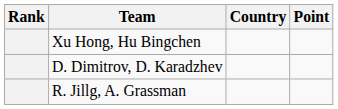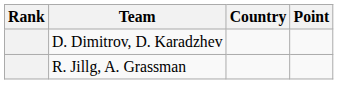- row: (126, 41)
